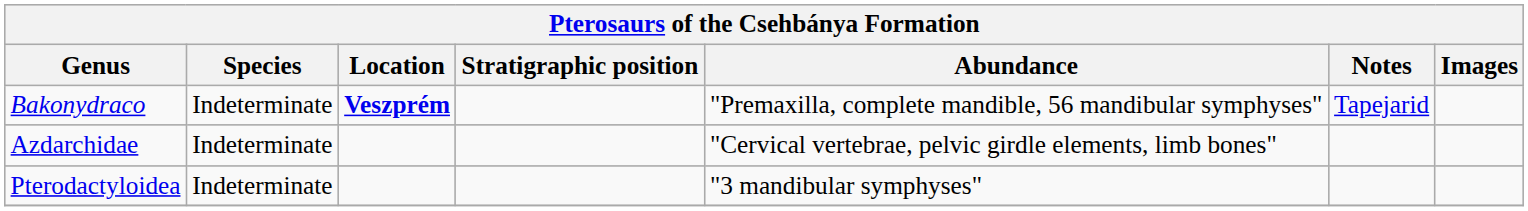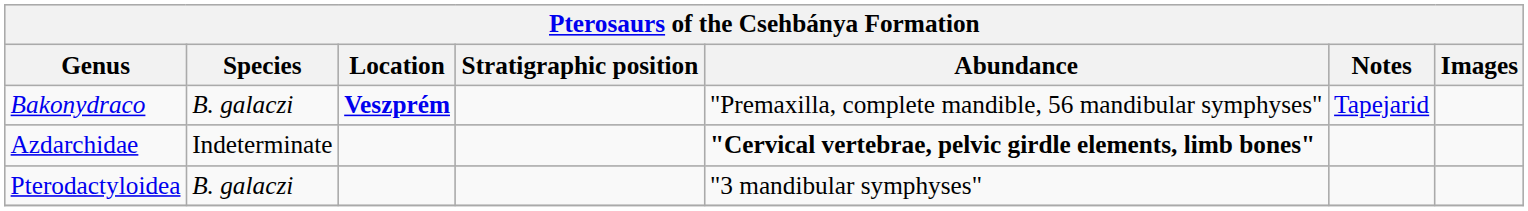(262, 104) Indeterminate -> (243, 104) B. galaczi
(993, 144) normal -> (1013, 144) bold
(262, 184) Indeterminate -> (243, 184) B. galaczi
